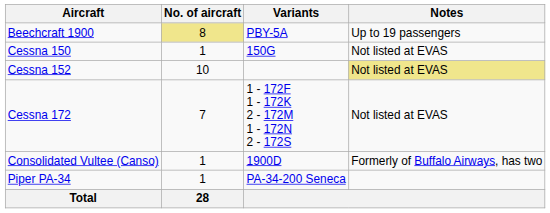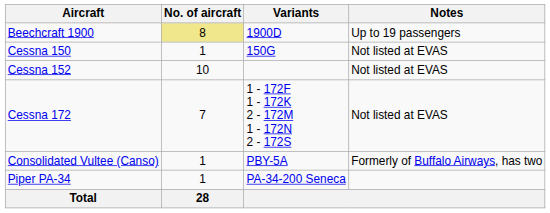(267, 32) PBY-5A -> (264, 32) 1900D
(399, 70) khaki background -> (399, 70) no background
(264, 161) 1900D -> (267, 161) PBY-5A
